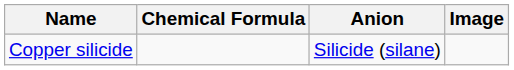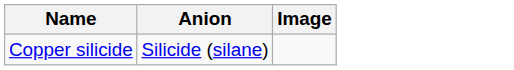- column: (223, 19)
